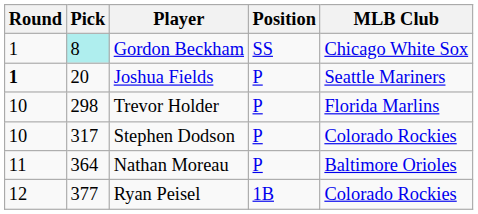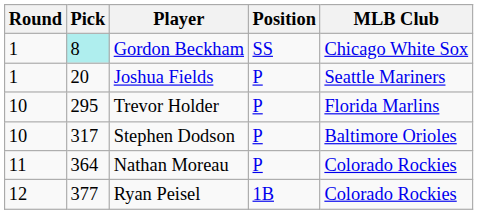(13, 77) bold -> (13, 77) normal
(84, 106) 298 -> (84, 106) 295
(391, 135) Colorado Rockies -> (391, 135) Baltimore Orioles
(391, 164) Baltimore Orioles -> (391, 164) Colorado Rockies
